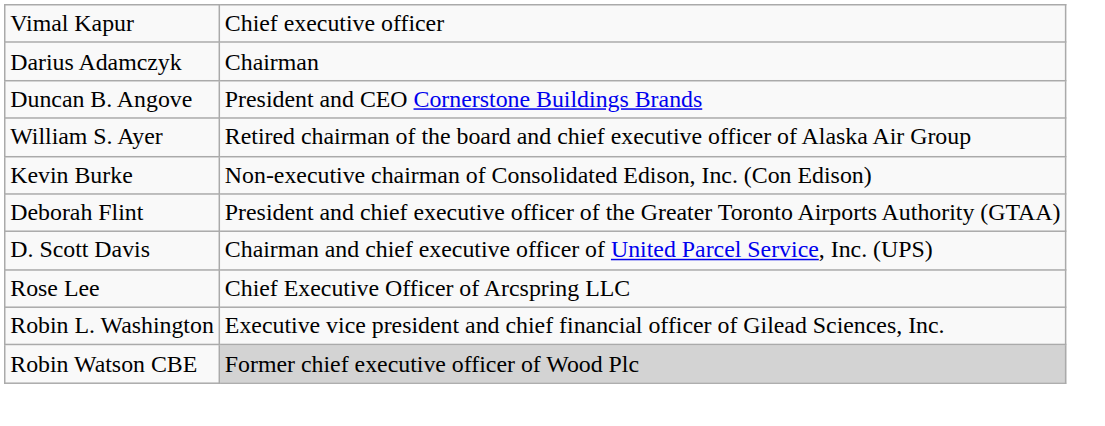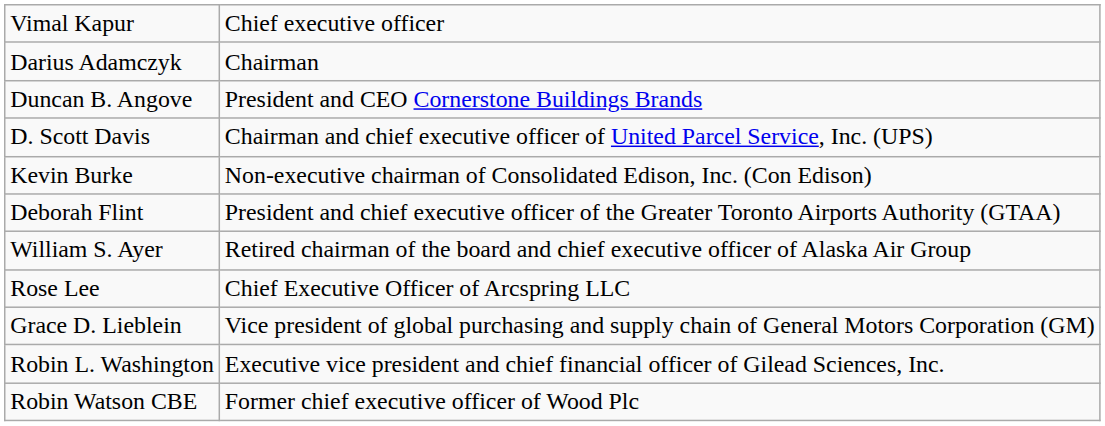rows swapped: (86, 136) <-> (80, 250)
+ row: (96, 325)
(432, 363) lightgrey background -> (432, 401) no background
